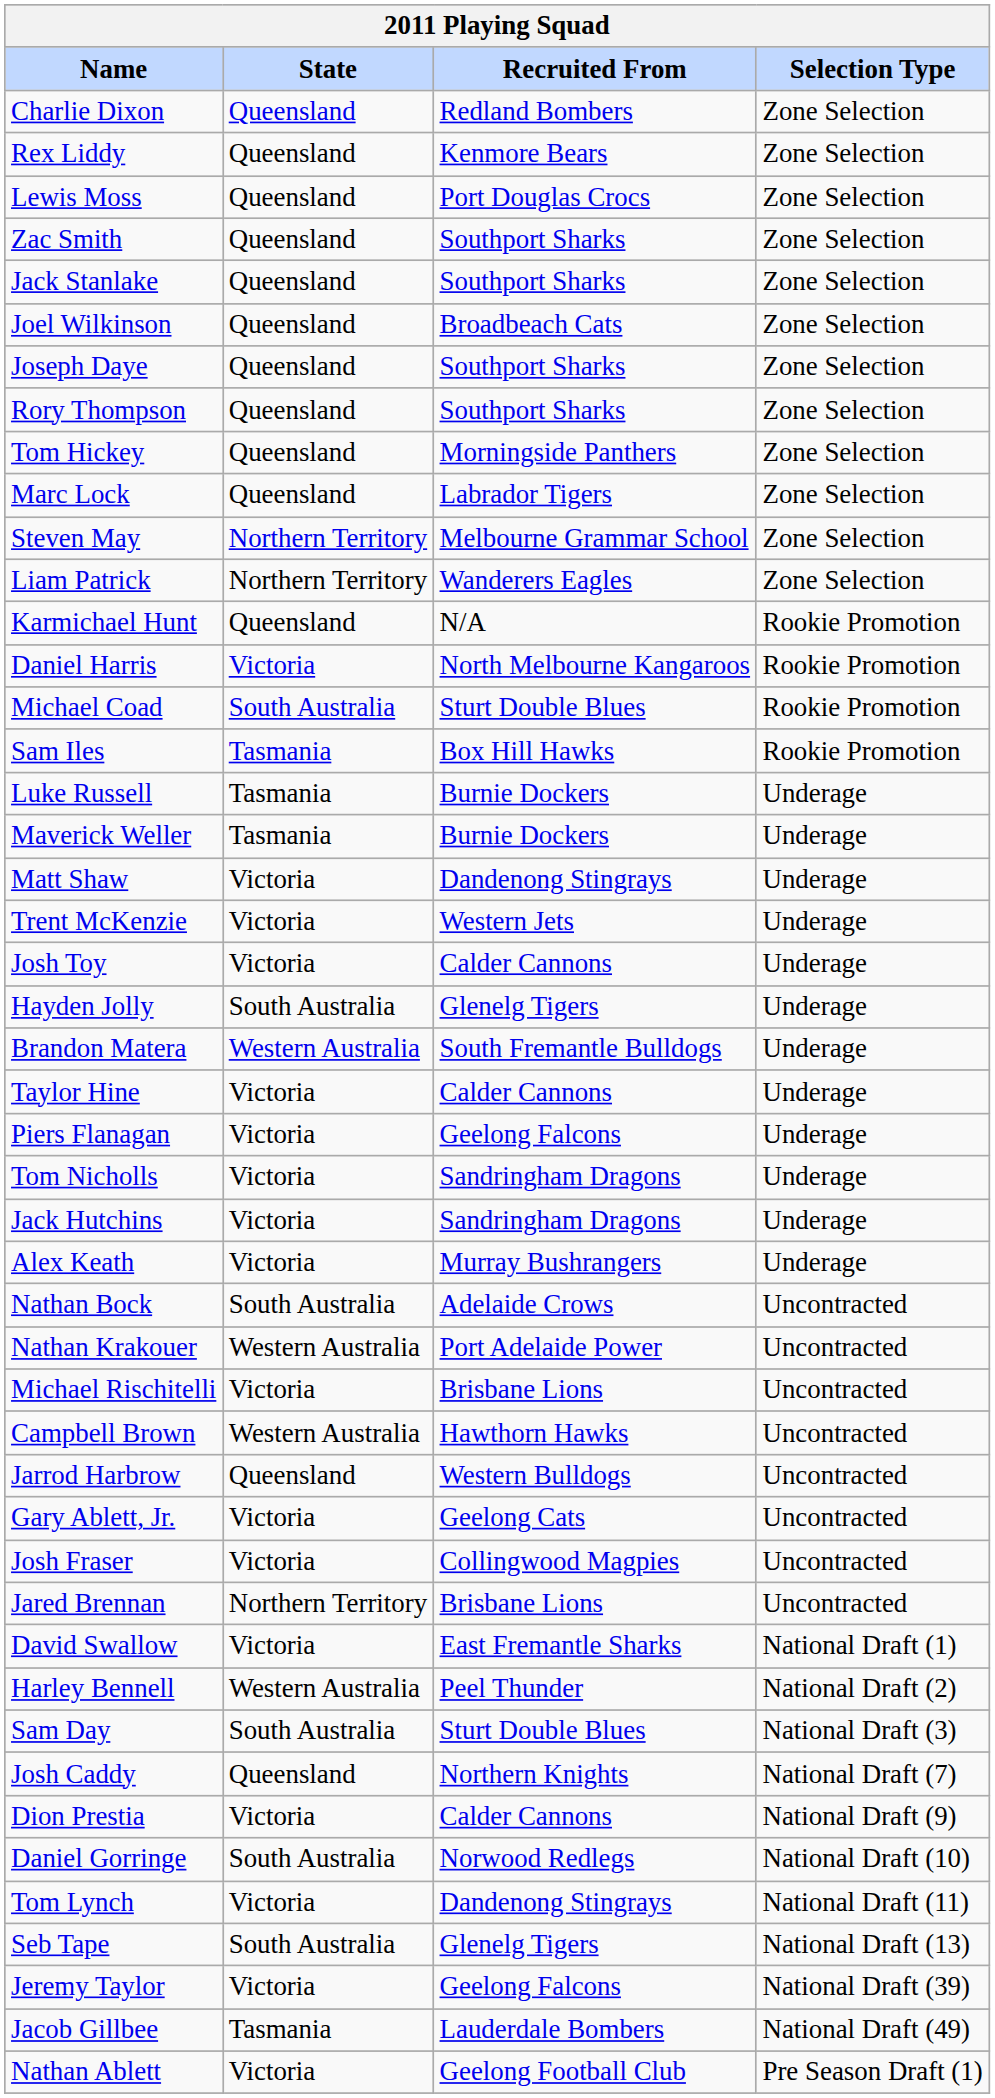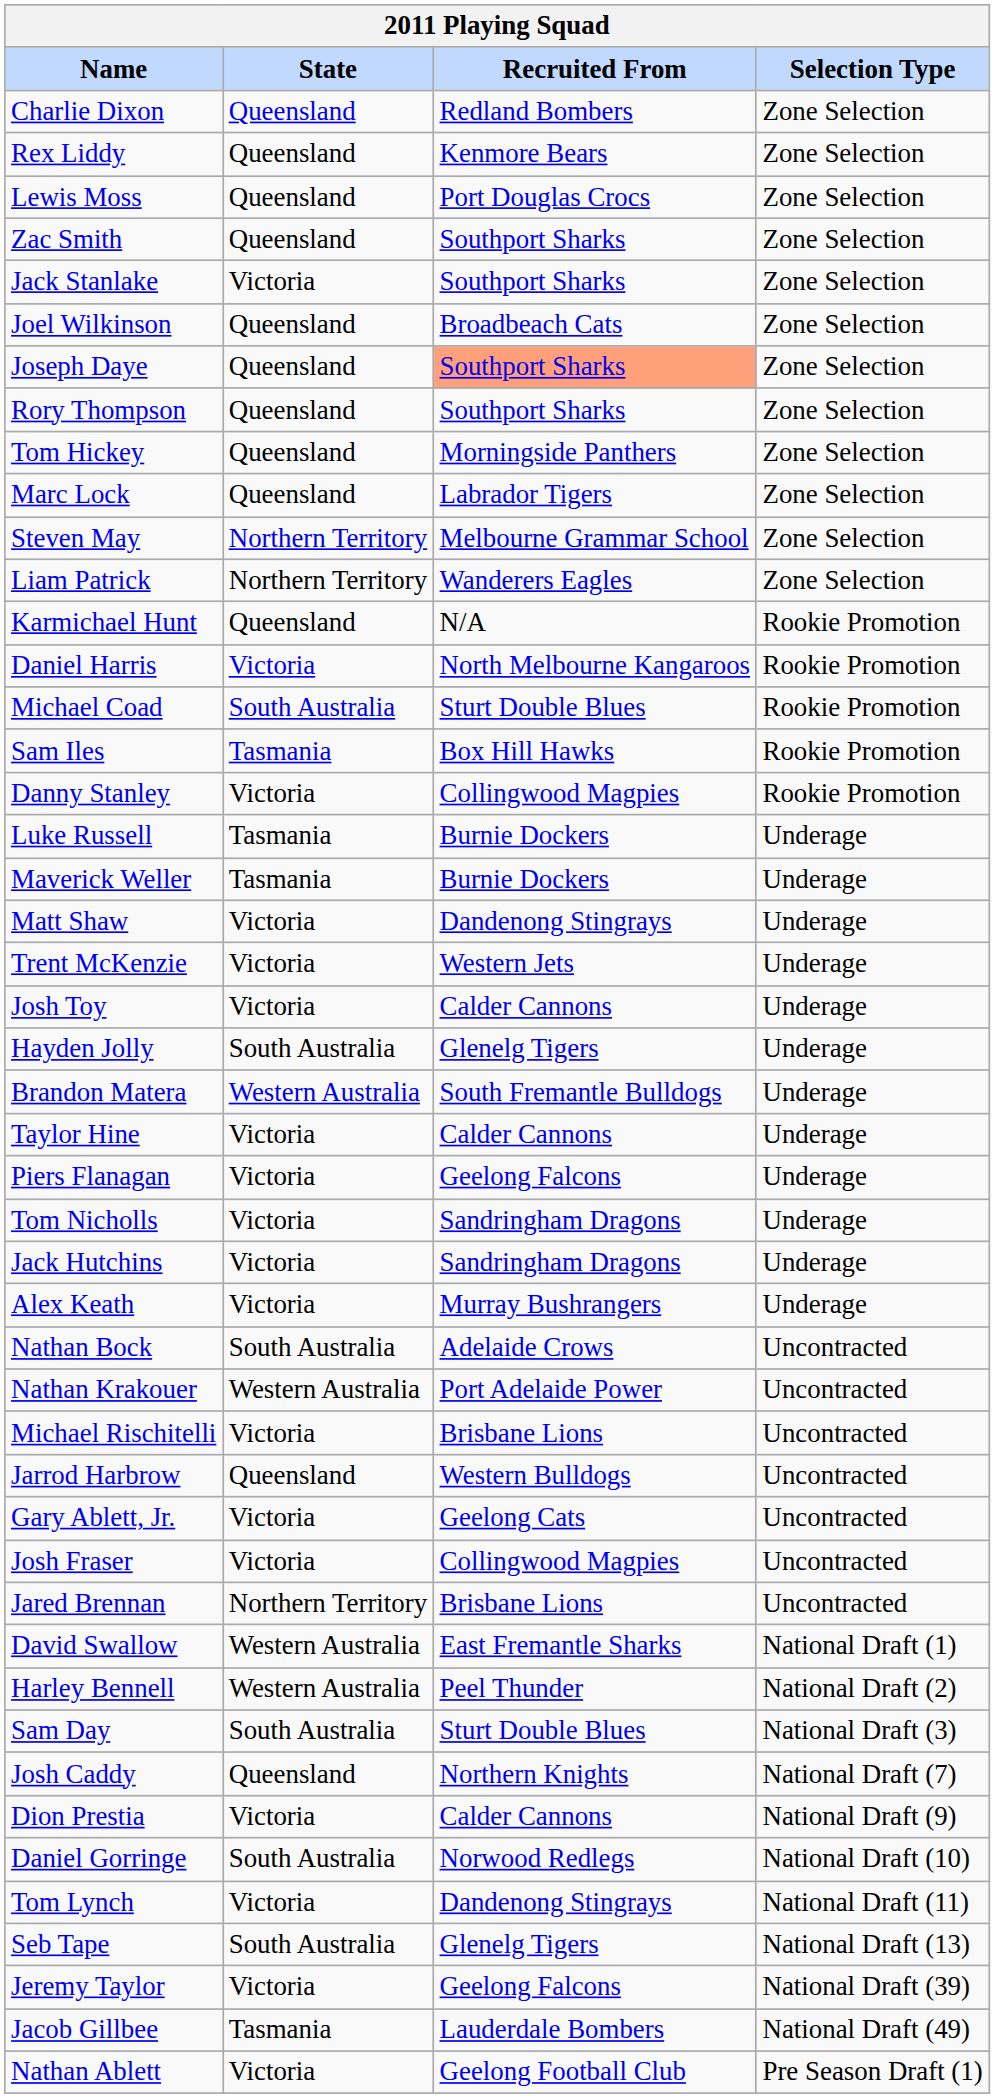(292, 281) Queensland -> (272, 281) Victoria
(533, 366) no background -> (533, 366) lightsalmon background
+ row: (91, 793)
- row: (103, 1432)
(272, 1645) Victoria -> (324, 1645) Western Australia
